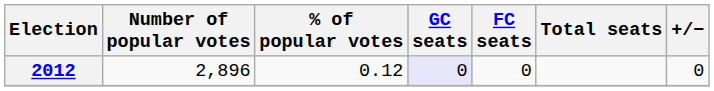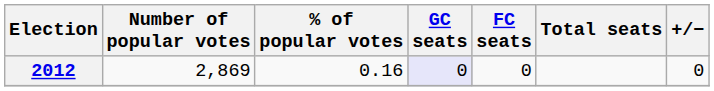(223, 71) 2,896 -> (223, 71) 2,869
(381, 71) 0.12 -> (381, 71) 0.16
